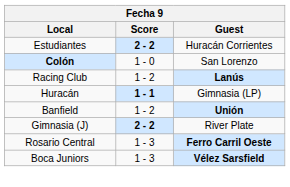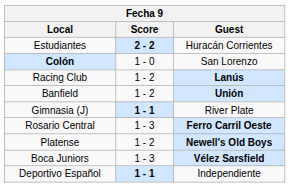- row: (60, 94)
(145, 126) 2 - 2 -> (145, 110) 1 - 1
+ row: (60, 142)
+ row: (60, 174)
